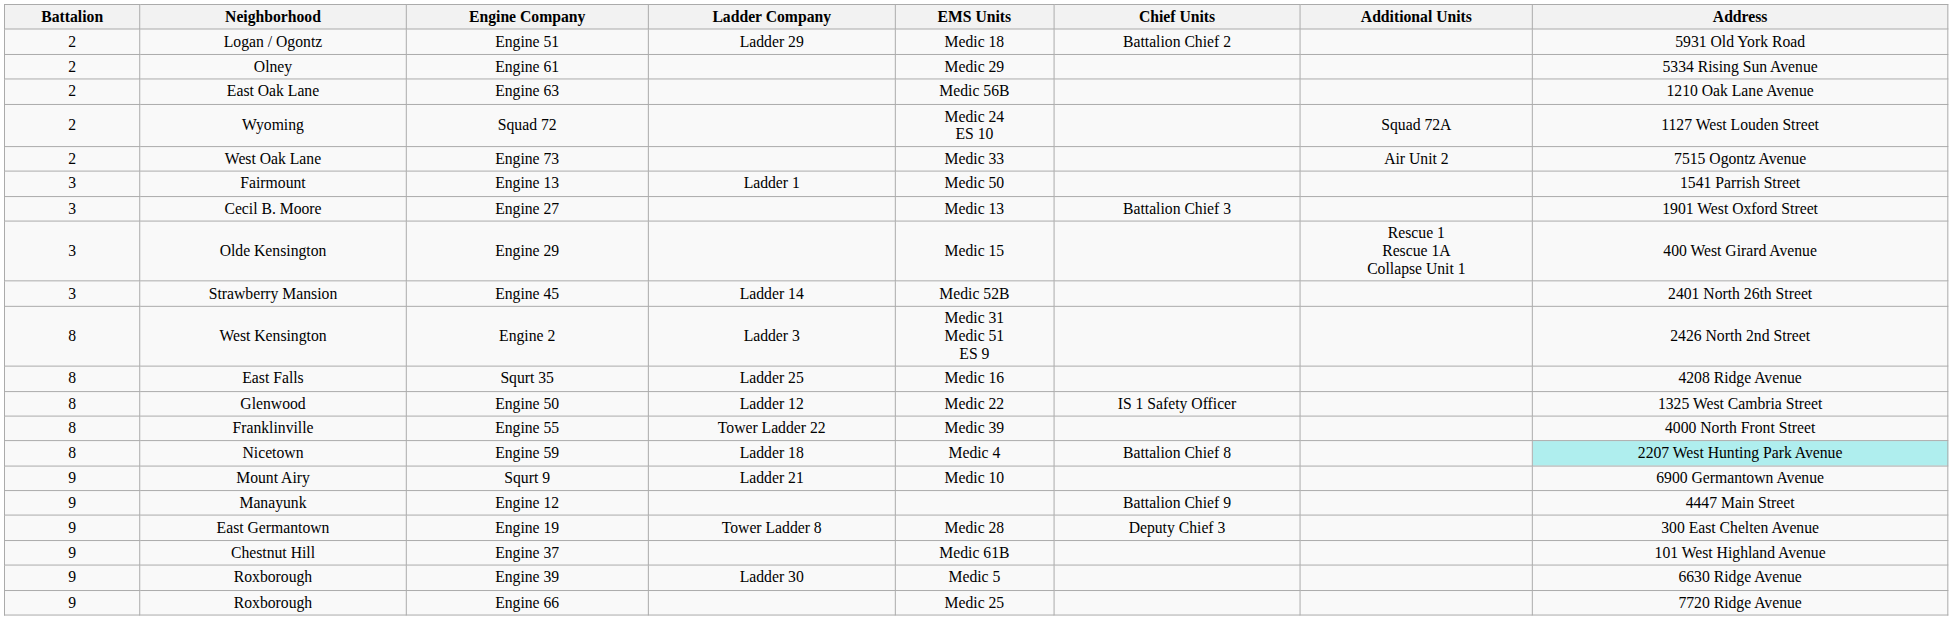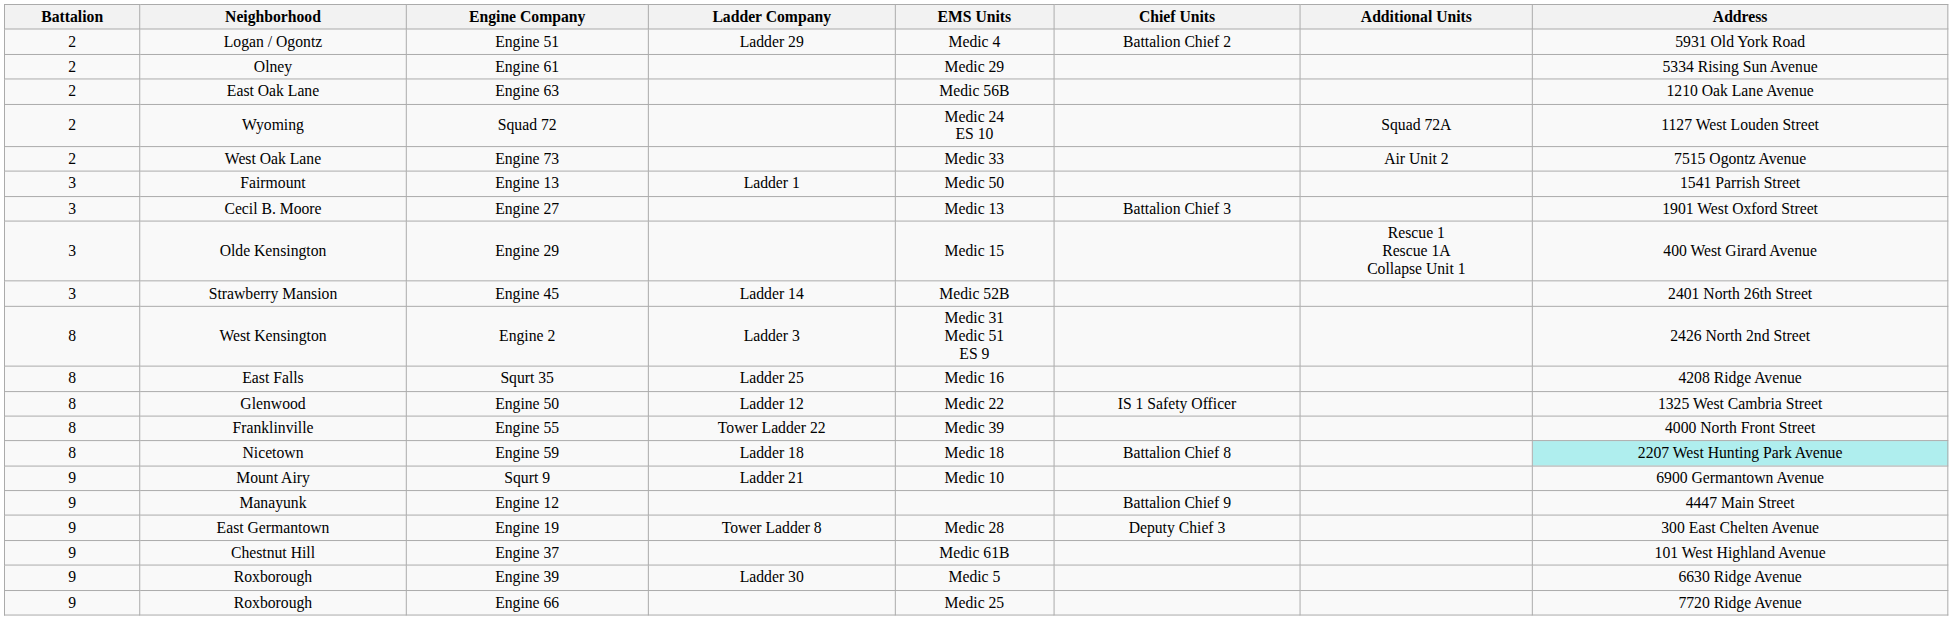(974, 41) Medic 18 -> (974, 41) Medic 4
(974, 453) Medic 4 -> (974, 453) Medic 18
